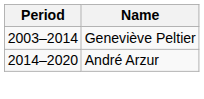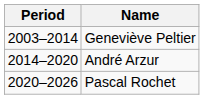+ row: (130, 82)
